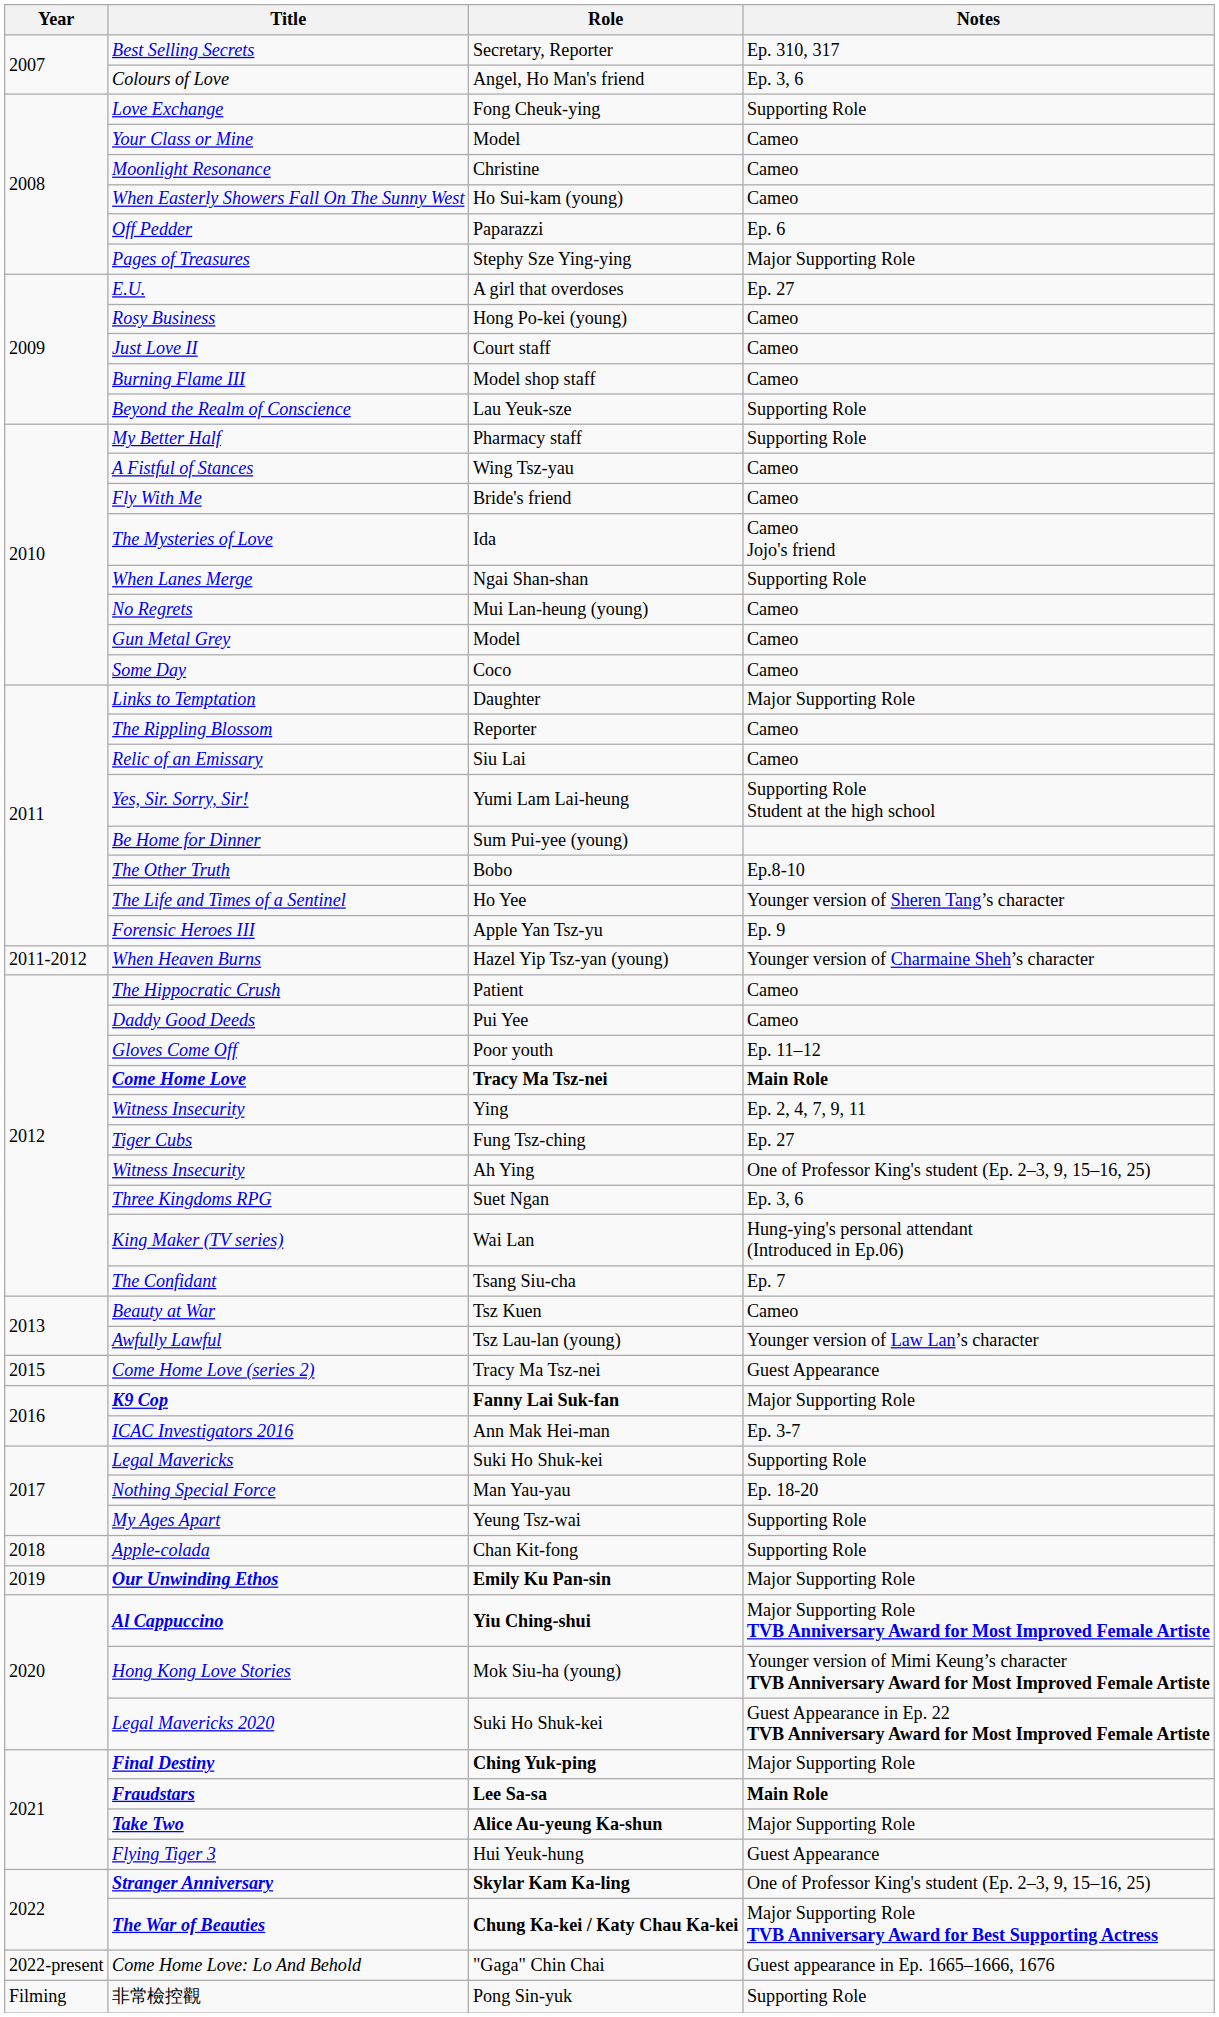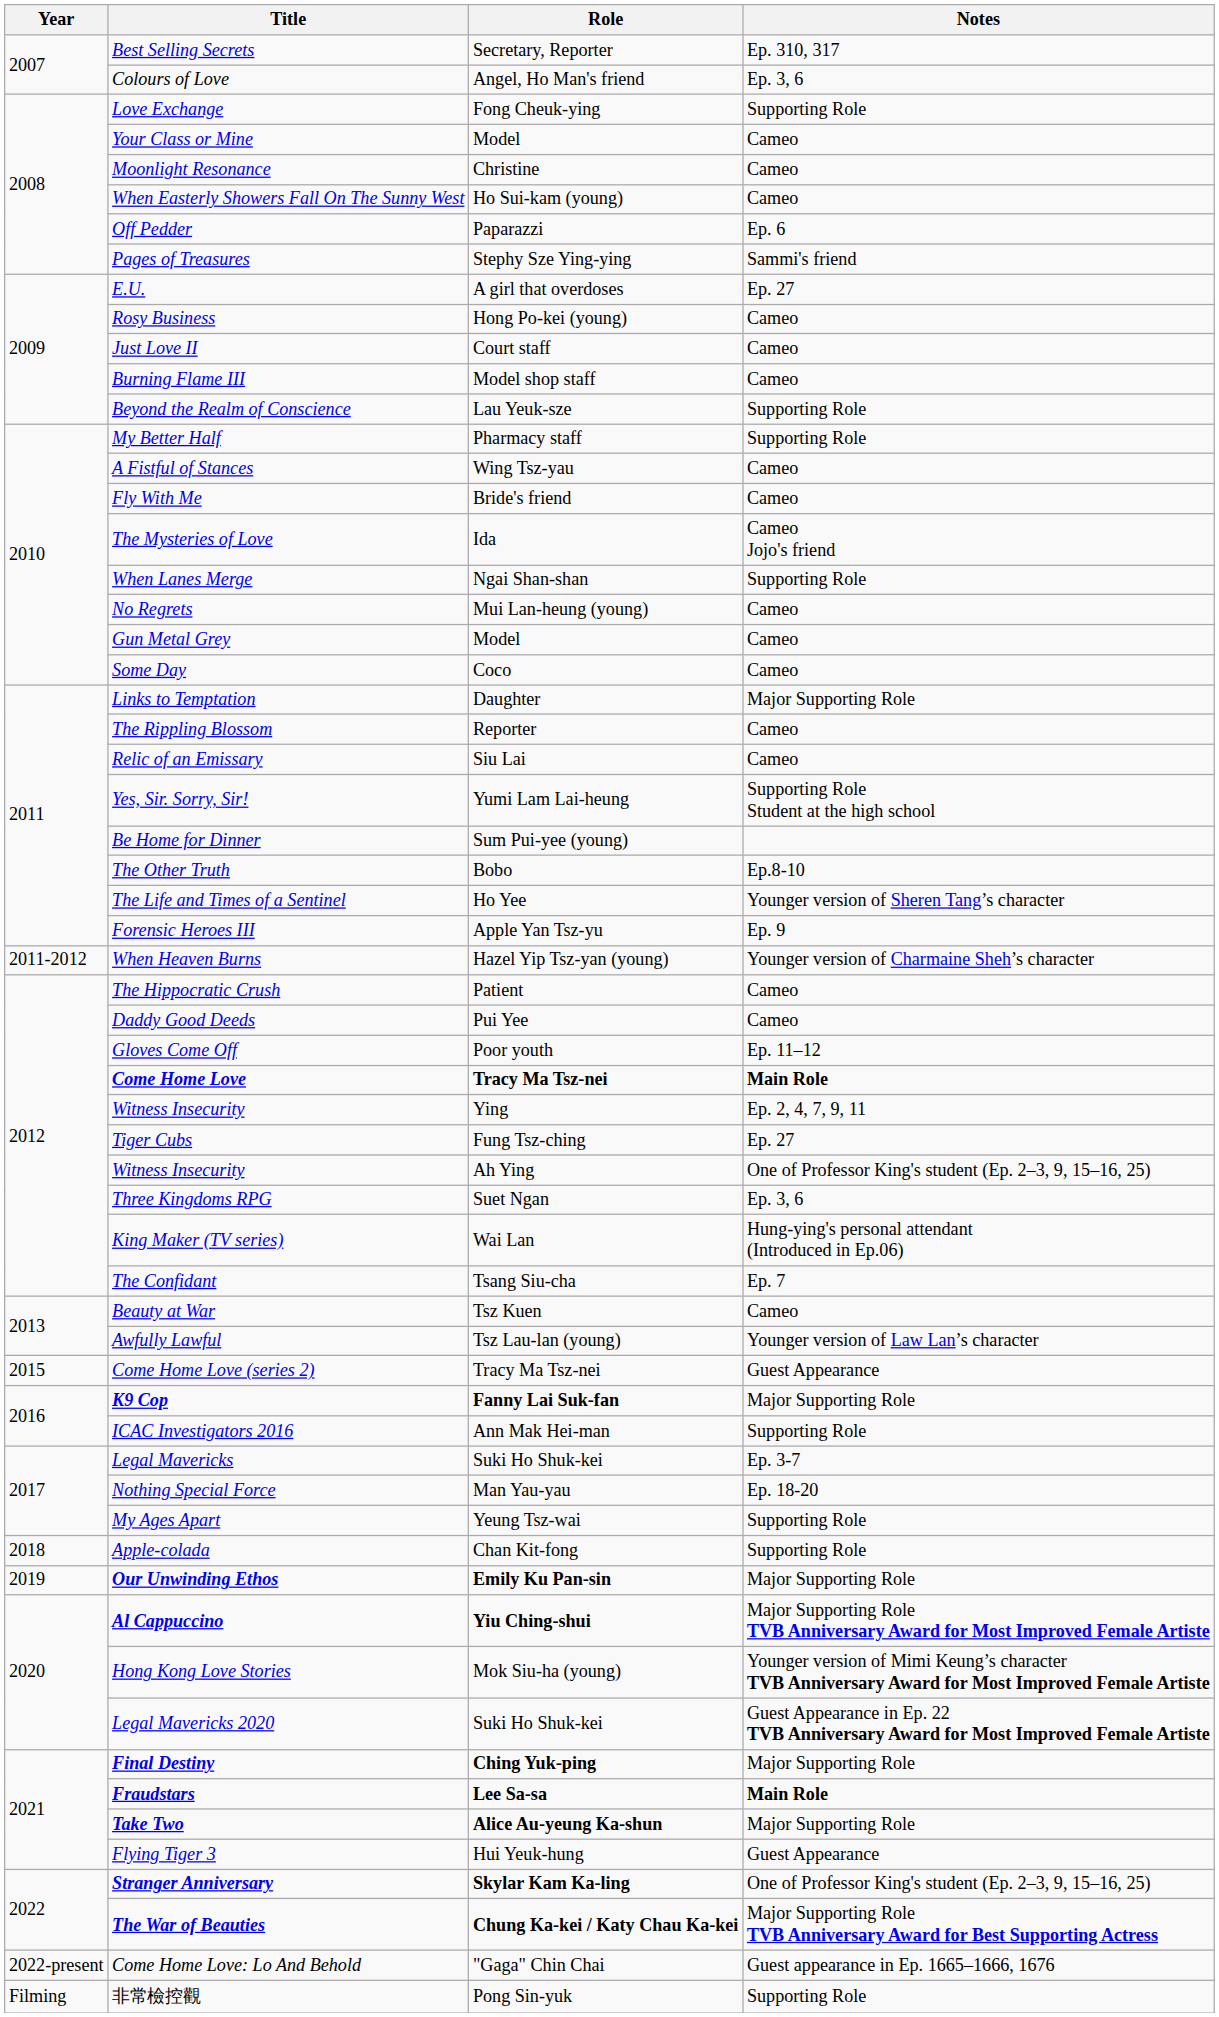(831, 259) Major Supporting Role -> (802, 259) Sammi's friend
(774, 1430) Ep. 3-7 -> (807, 1430) Supporting Role
(807, 1460) Supporting Role -> (774, 1460) Ep. 3-7
